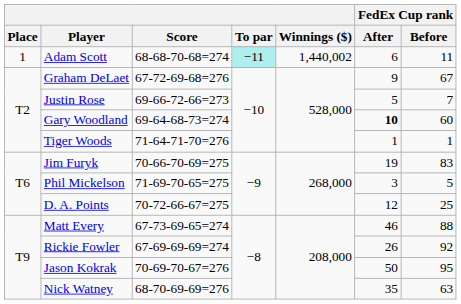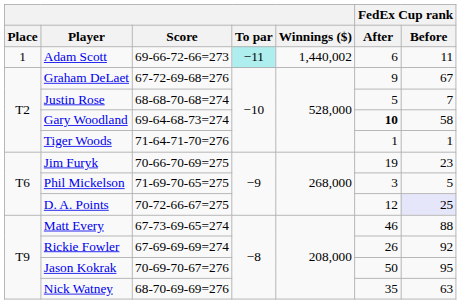(182, 57) 68-68-70-68=274 -> (182, 57) 69-66-72-66=273
(182, 99) 69-66-72-66=273 -> (182, 99) 68-68-70-68=274
(447, 120) 60 -> (447, 120) 58
(447, 162) 83 -> (447, 162) 23
(447, 204) no background -> (447, 204) lavender background
